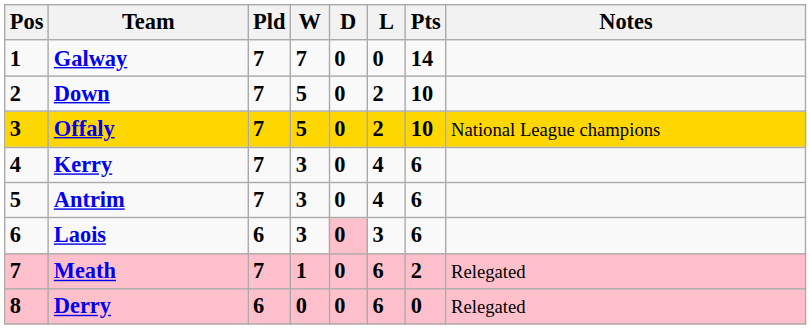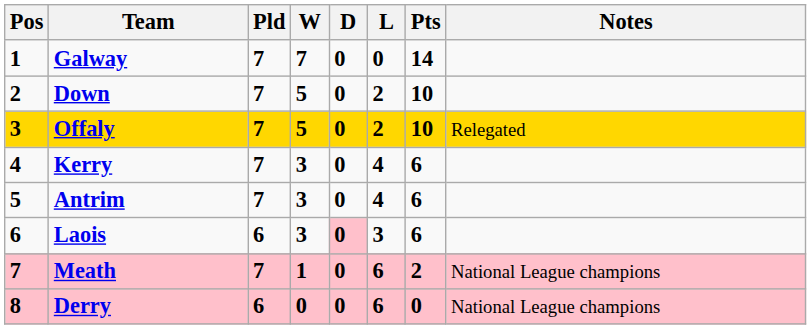(556, 130) National League champions -> (488, 130) Relegated
(488, 272) Relegated -> (556, 272) National League champions
(488, 307) Relegated -> (556, 307) National League champions
